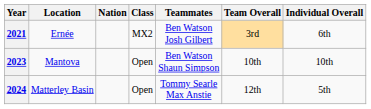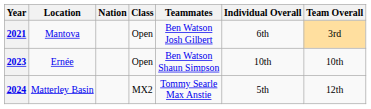columns swapped: (253, 12) <-> (324, 12)
(62, 34) Ernée -> (62, 34) Mantova
(142, 34) MX2 -> (142, 34) Open
(62, 61) Mantova -> (62, 61) Ernée
(142, 89) Open -> (142, 89) MX2
